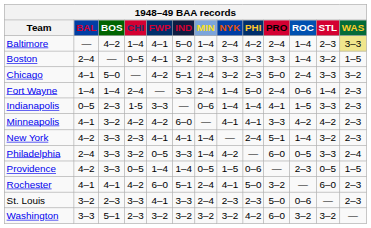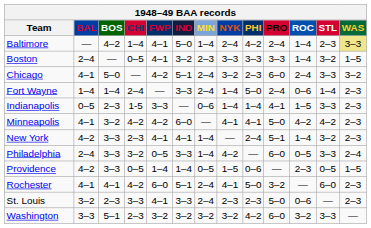(277, 75) 5–0 -> (277, 75) 6–0
(277, 122) 3–3 -> (277, 122) 5–0
(328, 216) 3–2 -> (328, 216) 3–3
